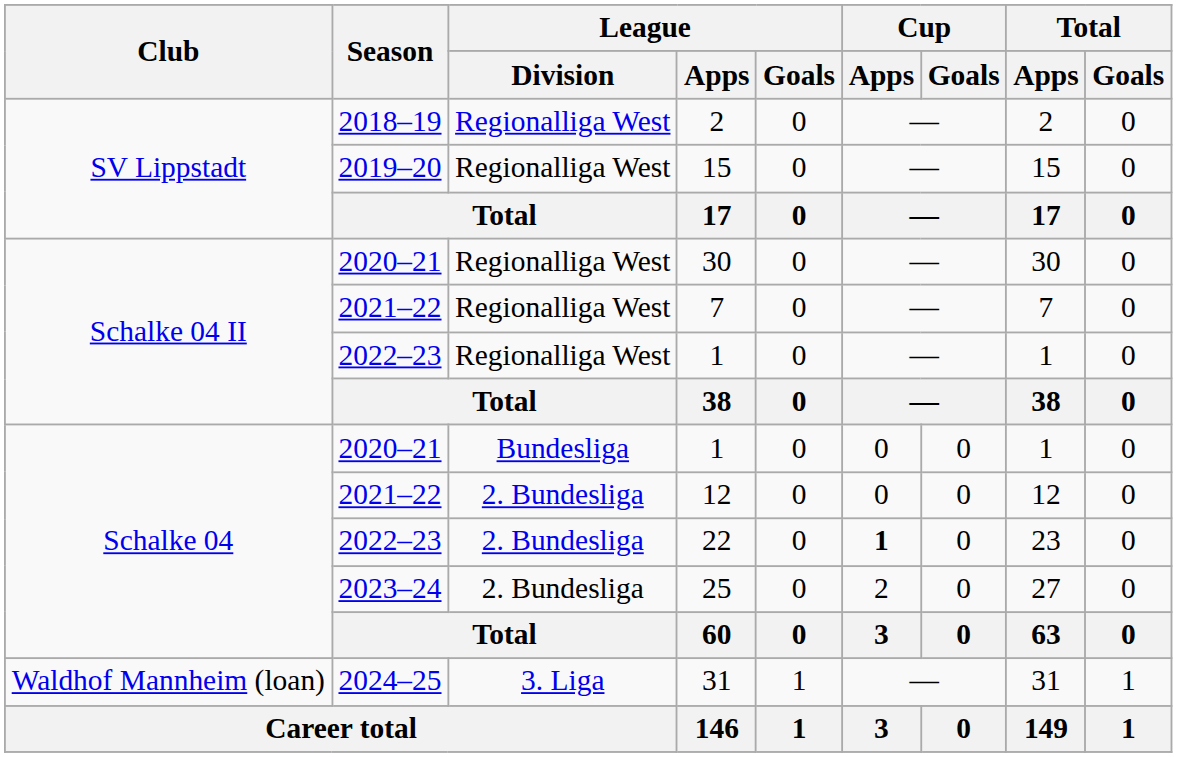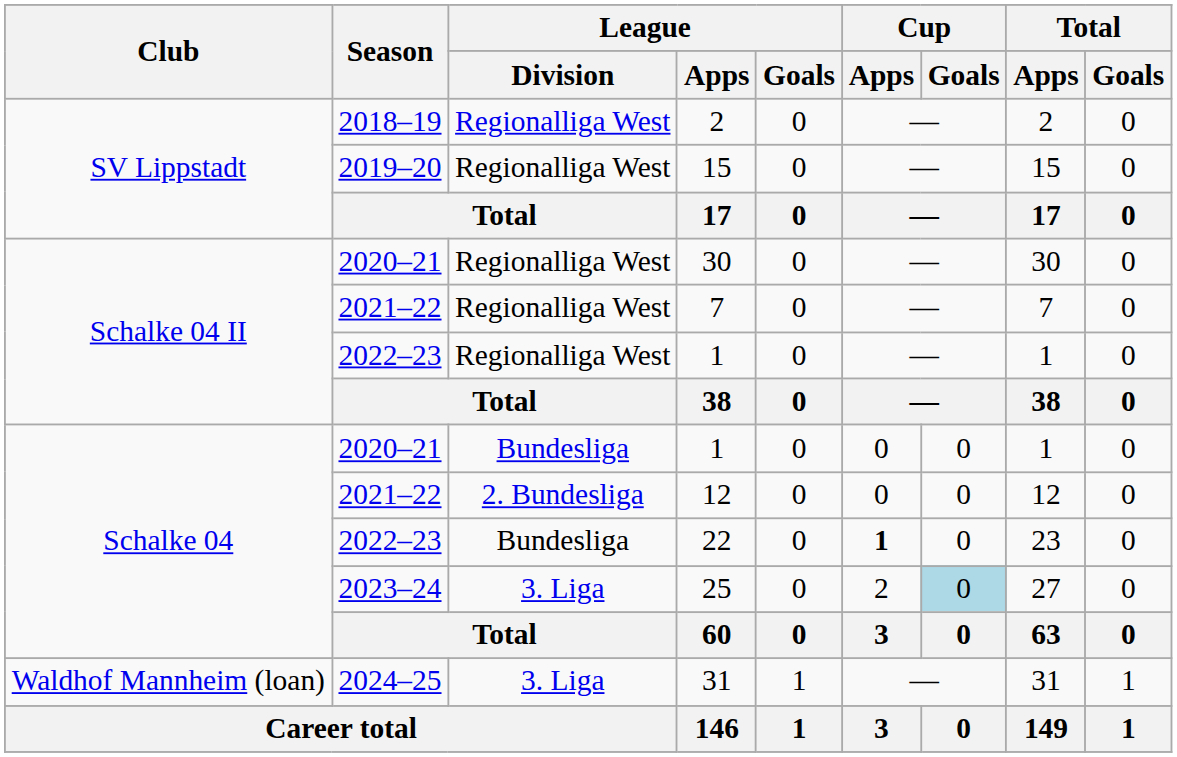(563, 541) 2. Bundesliga -> (563, 541) Bundesliga
(563, 588) 2. Bundesliga -> (563, 588) 3. Liga
(964, 588) no background -> (964, 588) lightblue background
